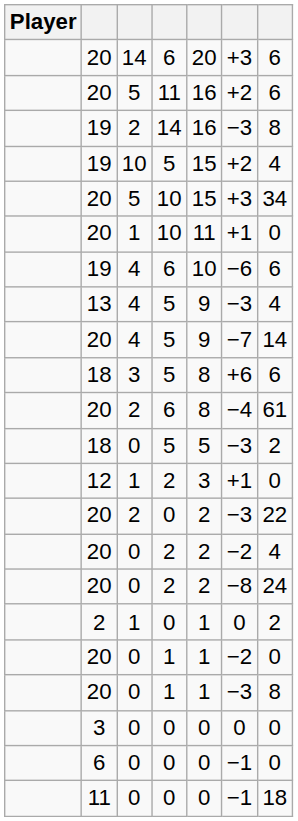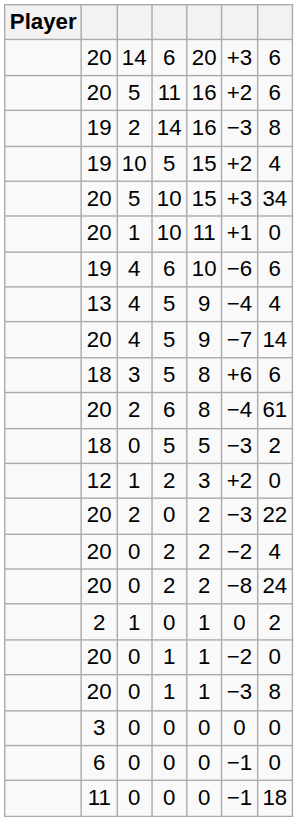(239, 304) −3 -> (239, 304) −4
(239, 480) +1 -> (239, 480) +2
